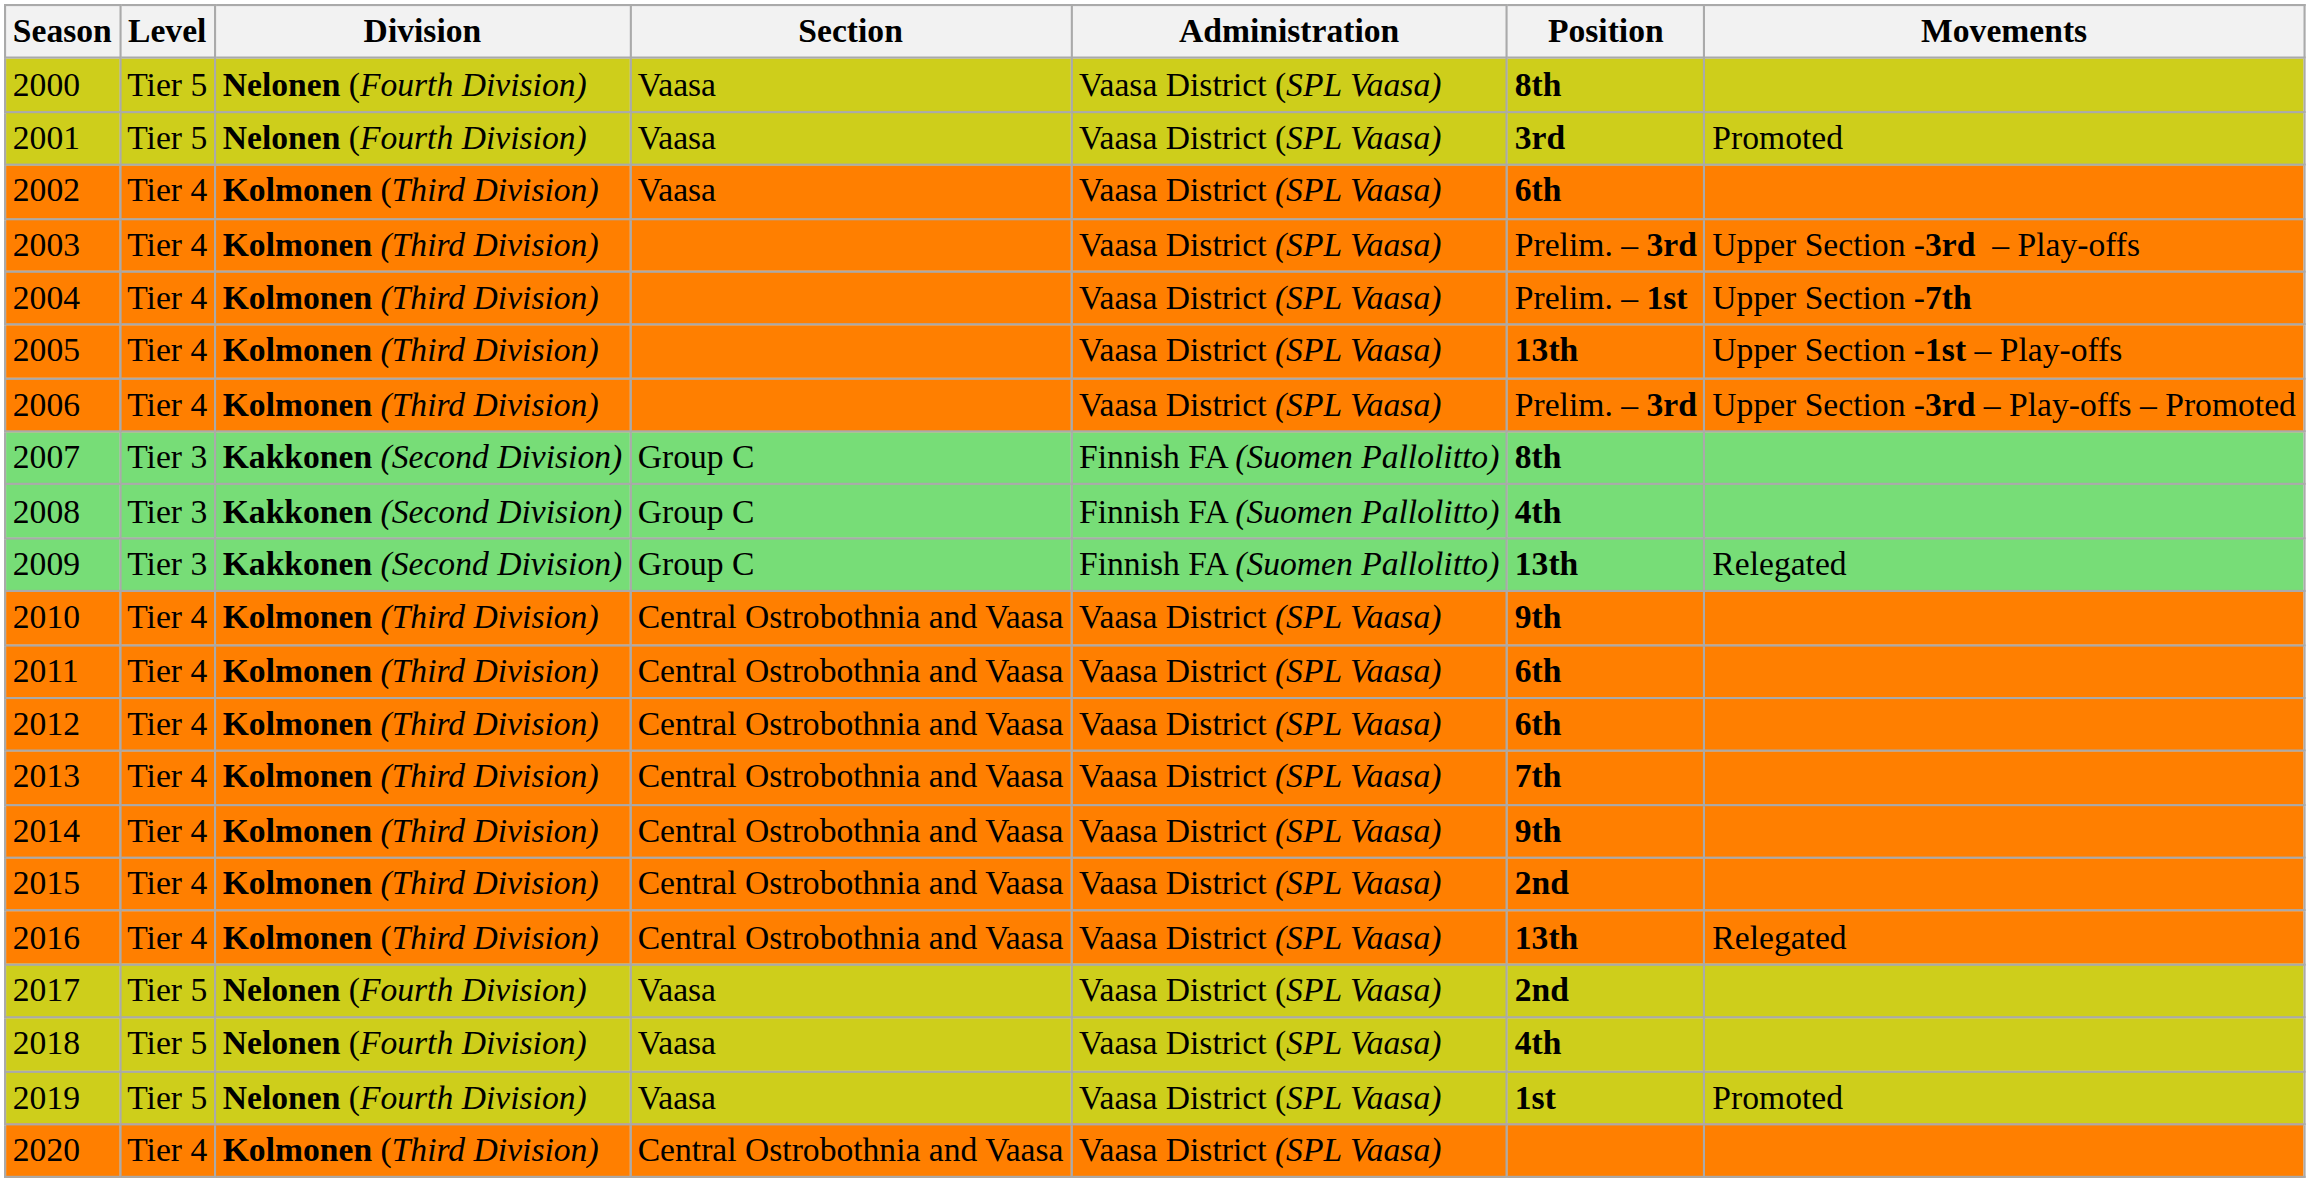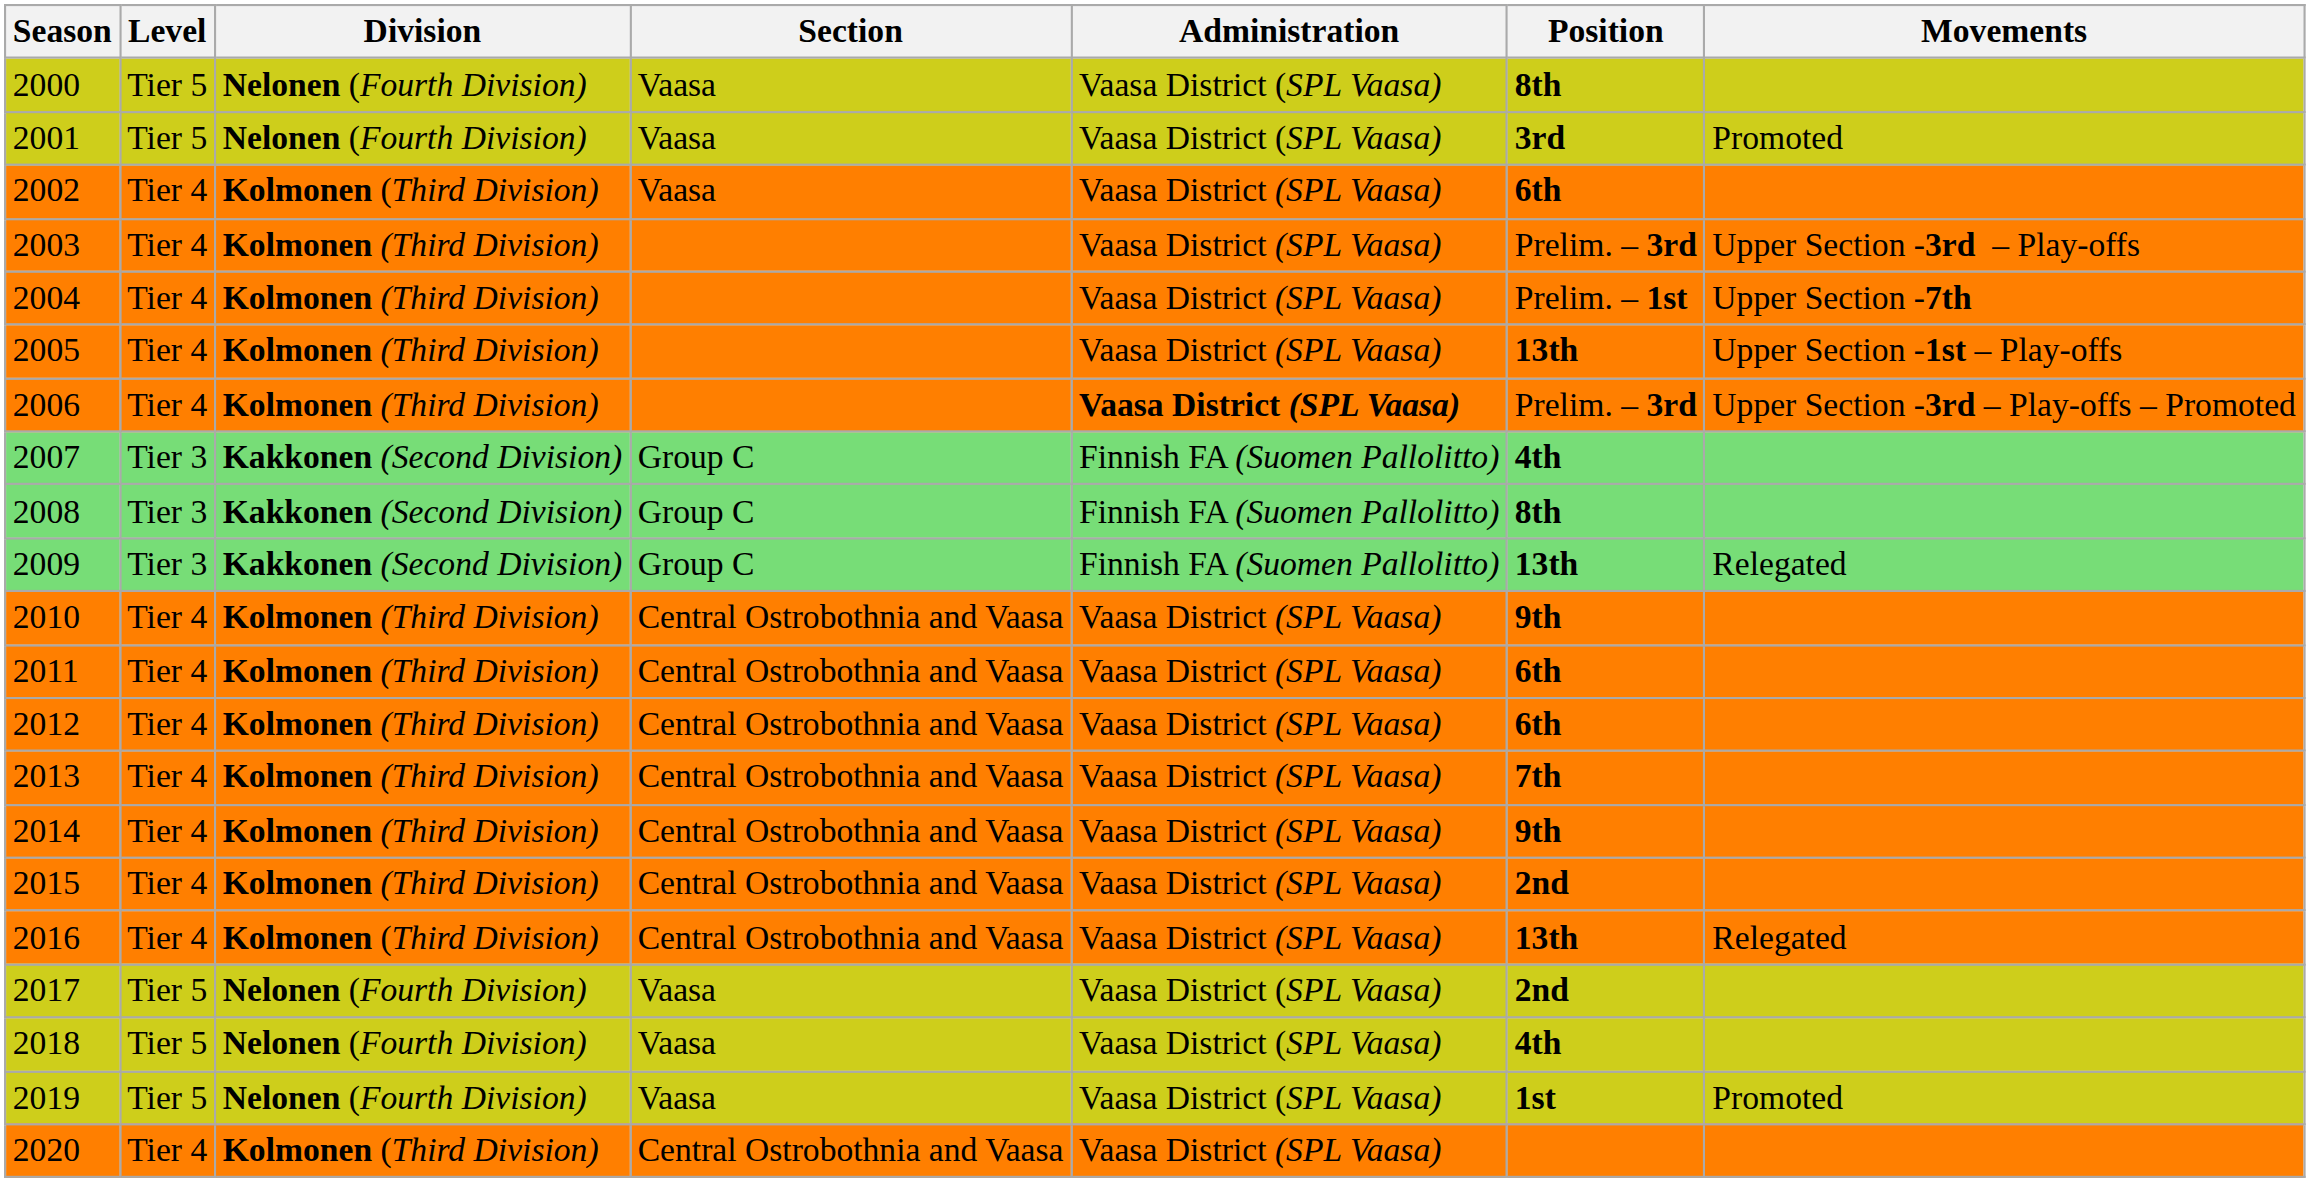(1260, 404) normal -> (1270, 404) bold
(1538, 457) 8th -> (1538, 457) 4th
(1538, 510) 4th -> (1538, 510) 8th
